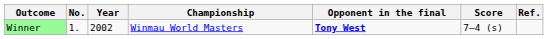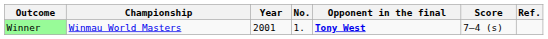columns swapped: (77, 12) <-> (220, 12)
(101, 27) 2002 -> (264, 27) 2001
